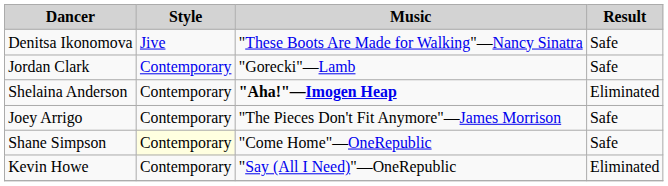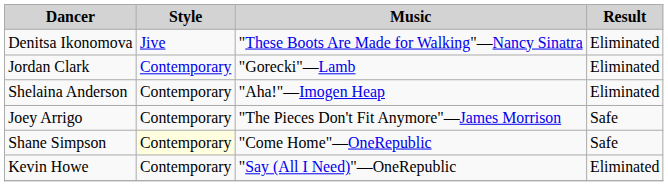(604, 42) Safe -> (625, 42) Eliminated
(604, 67) Safe -> (625, 67) Eliminated
(318, 92) bold -> (312, 92) normal
